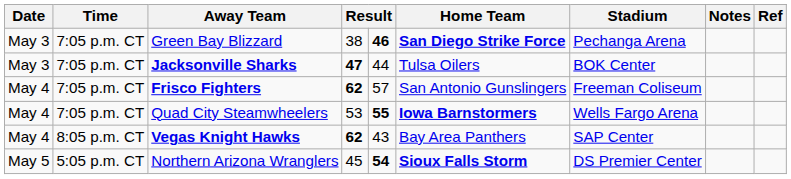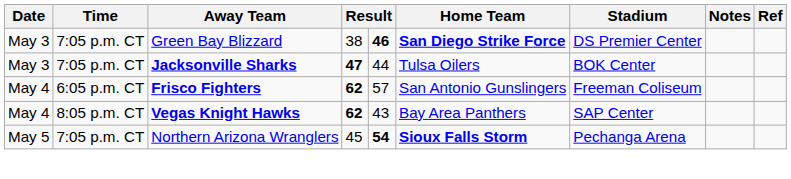(630, 40) Pechanga Arena -> (638, 40) DS Premier Center
(100, 88) 7:05 p.m. CT -> (100, 88) 6:05 p.m. CT
- row: (240, 112)
(100, 161) 5:05 p.m. CT -> (100, 137) 7:05 p.m. CT
(638, 161) DS Premier Center -> (630, 137) Pechanga Arena
